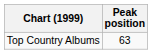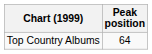(125, 40) 63 -> (125, 40) 64
